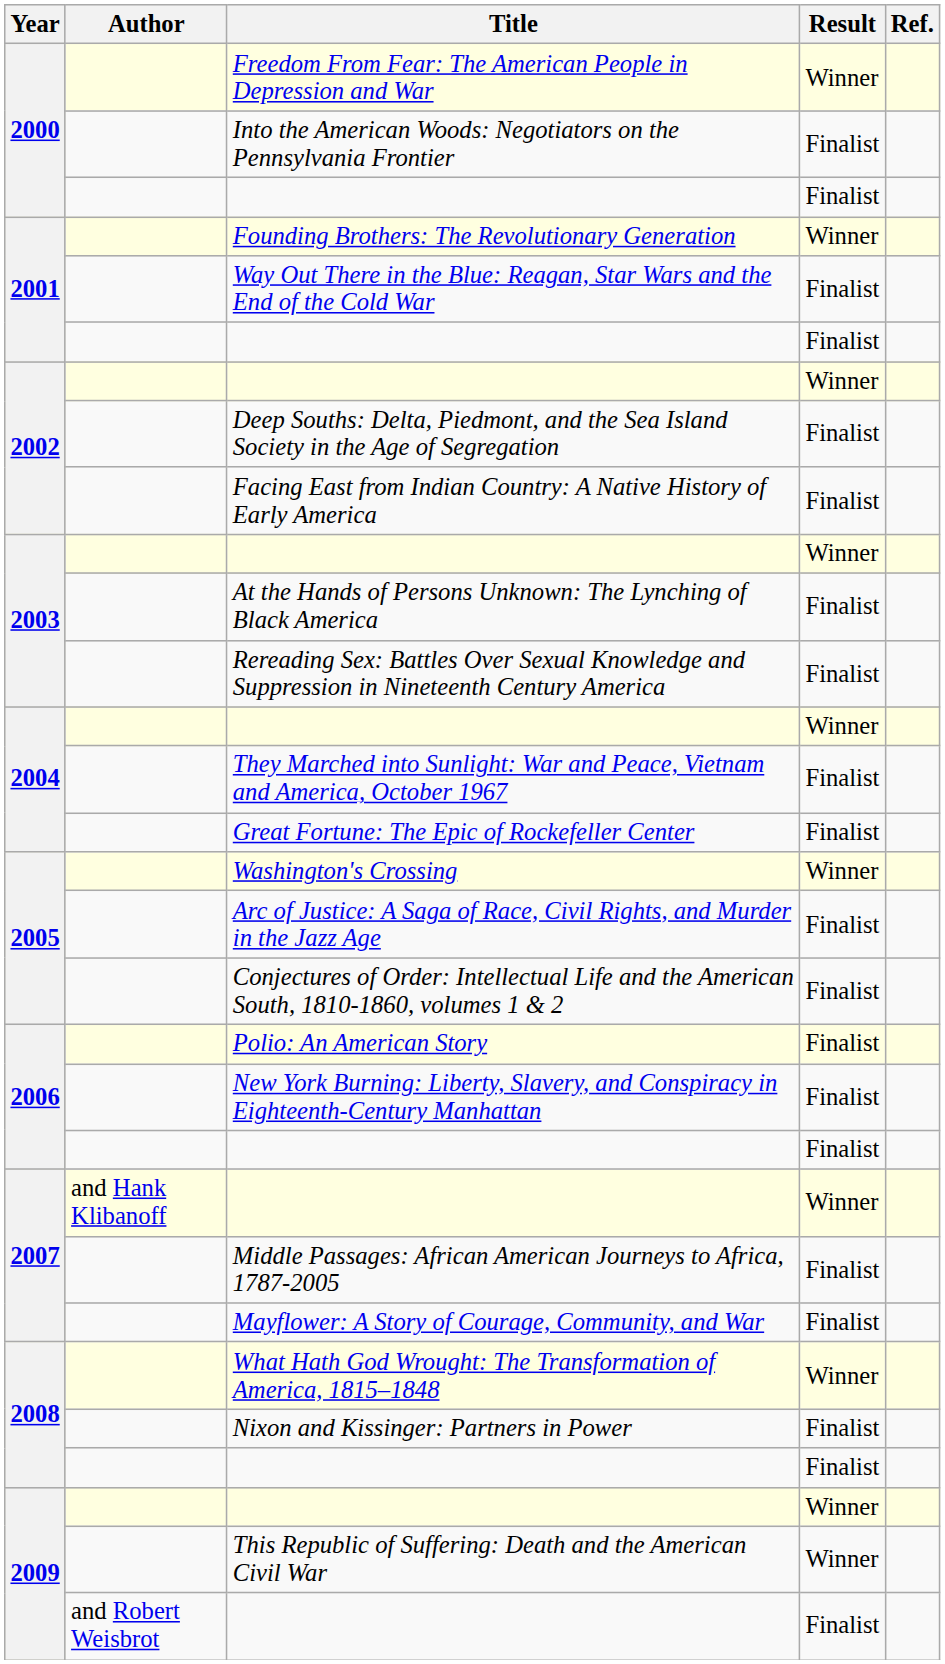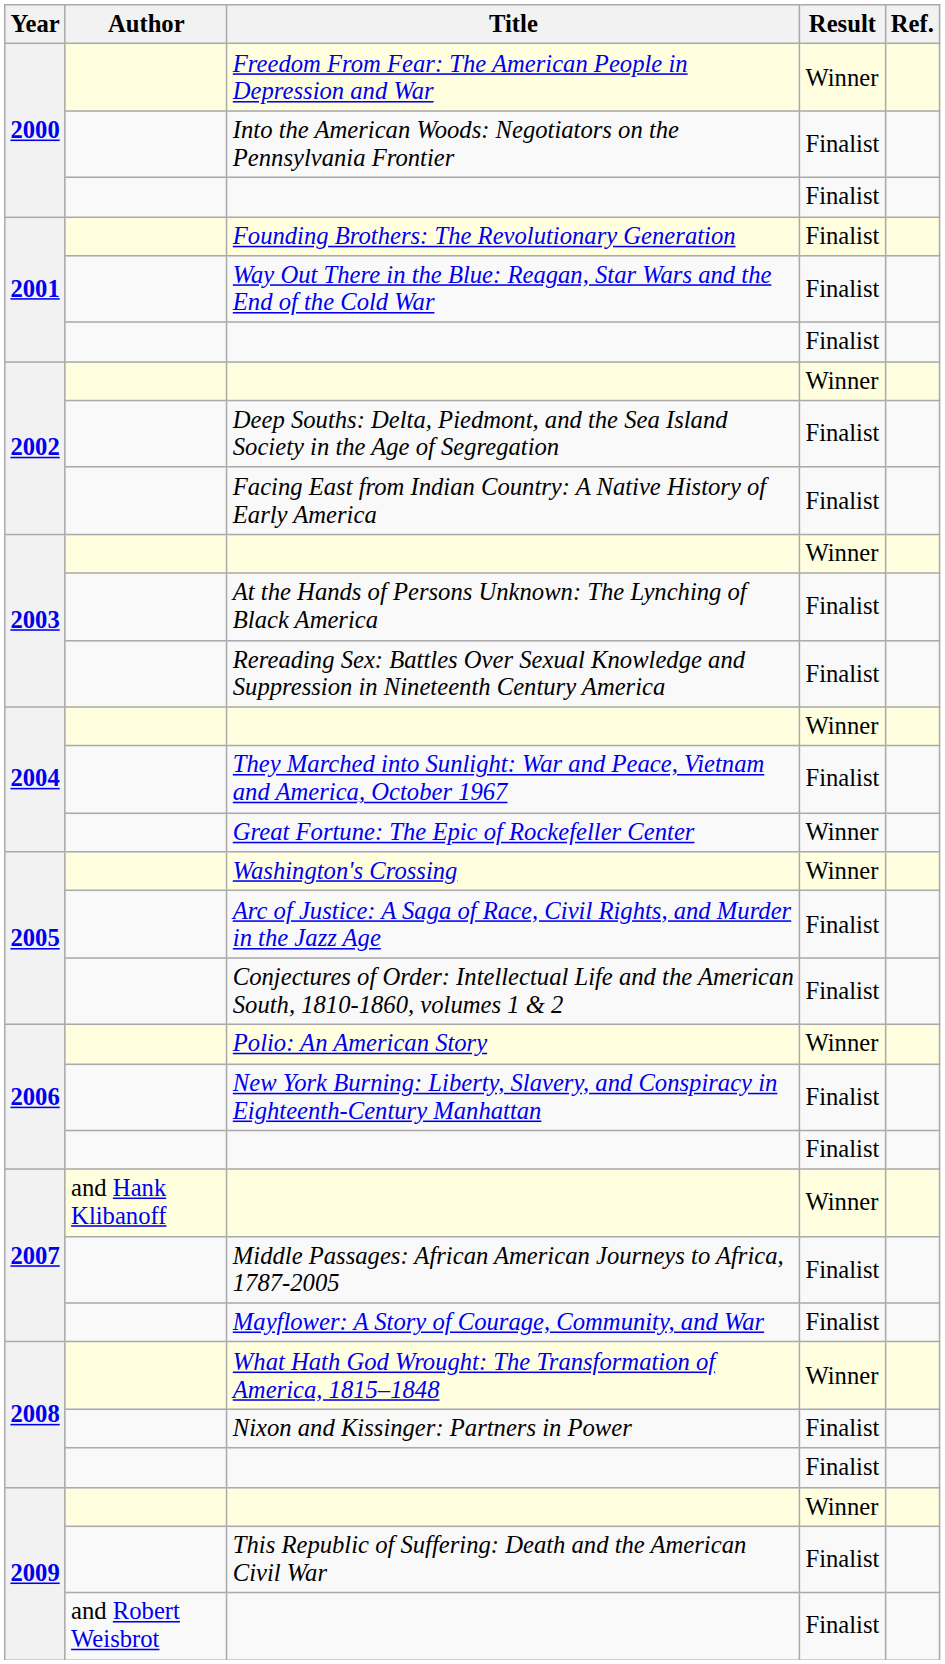(842, 235) Winner -> (842, 235) Finalist
(842, 831) Finalist -> (842, 831) Winner
(842, 1043) Finalist -> (842, 1043) Winner
(842, 1559) Winner -> (842, 1559) Finalist
